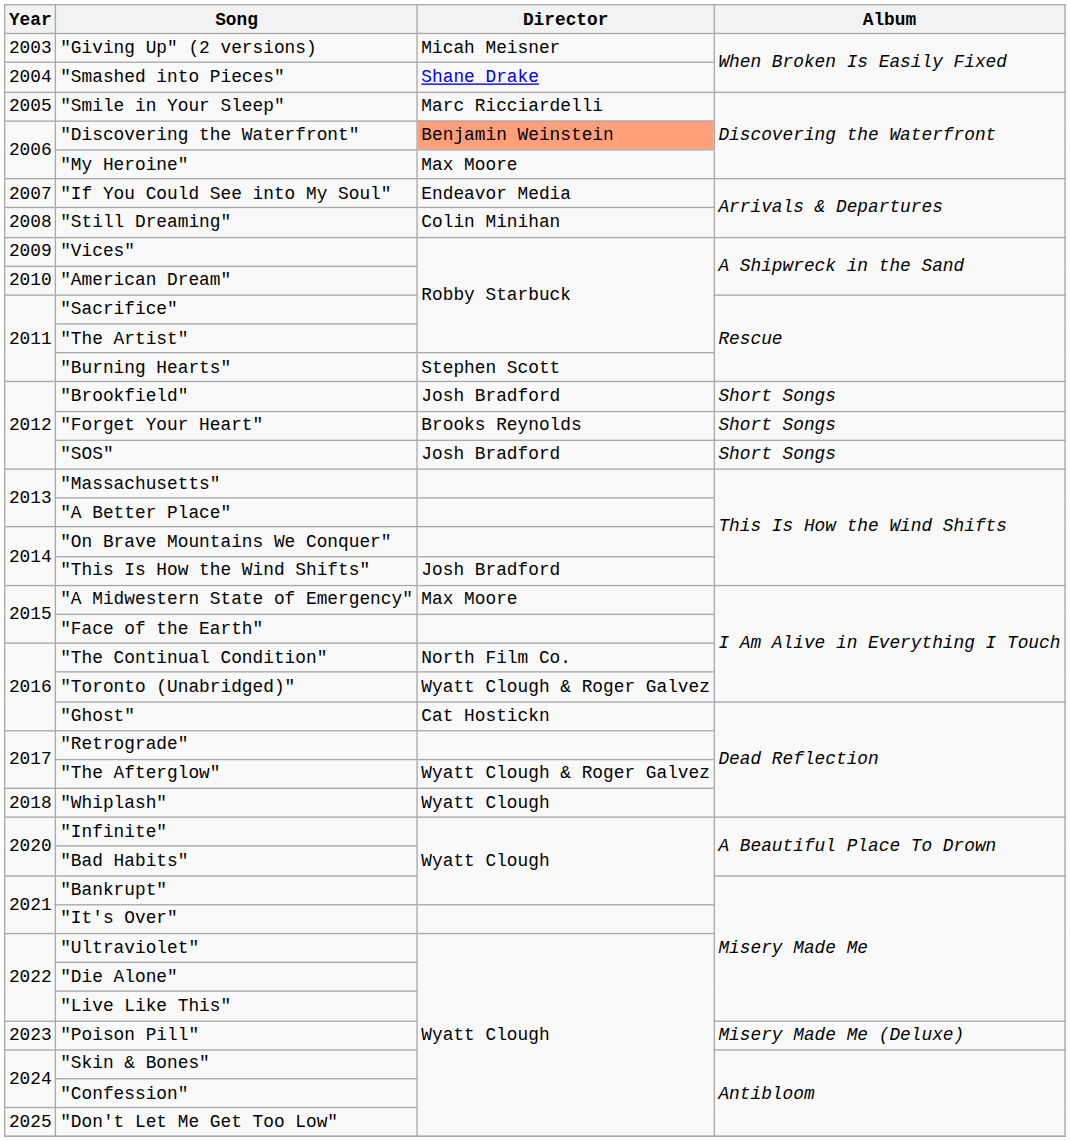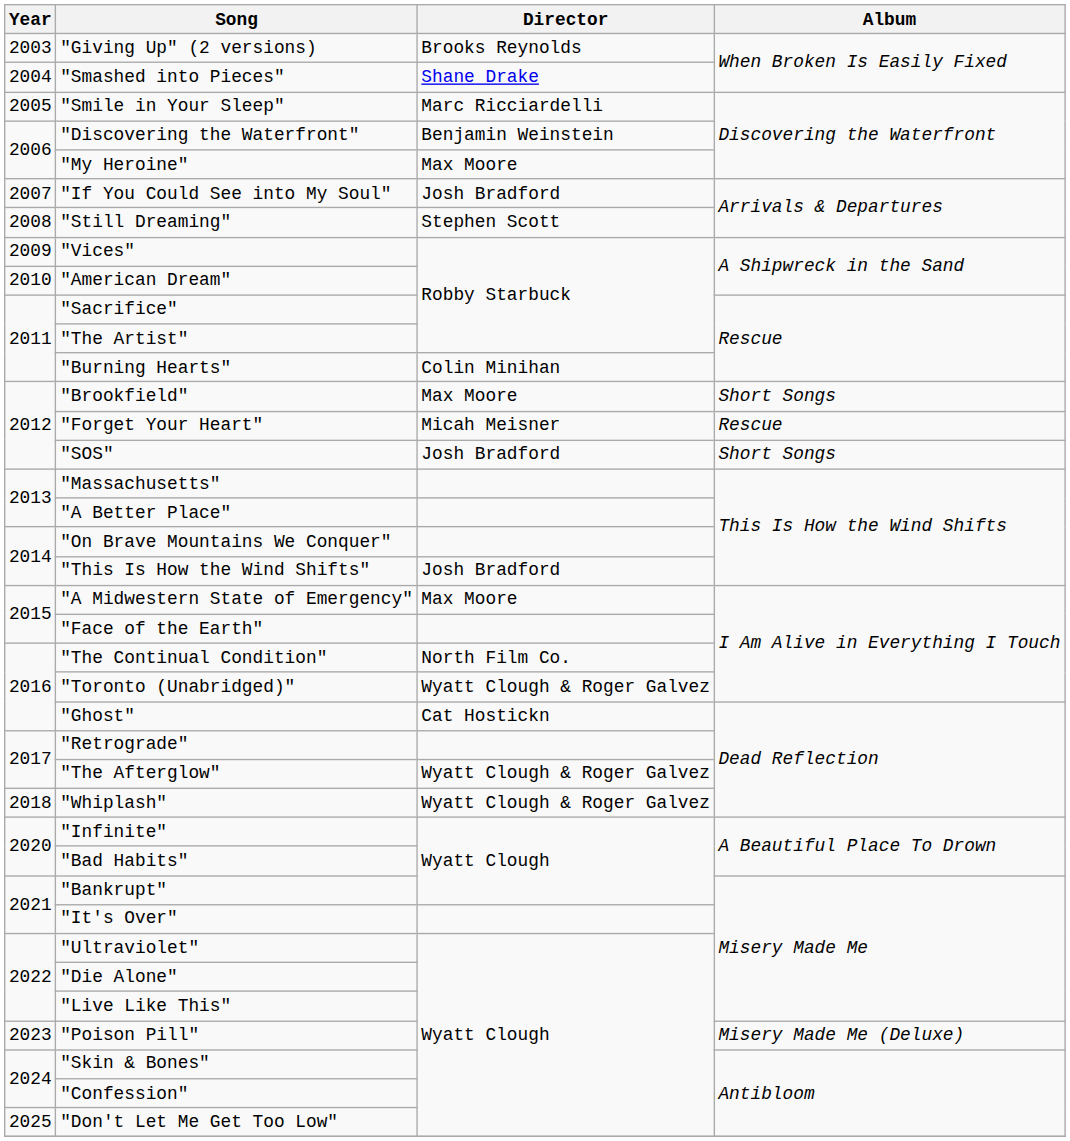(491, 48) Micah Meisner -> (502, 48) Brooks Reynolds
(518, 135) lightsalmon background -> (518, 135) no background
(496, 193) Endeavor Media -> (491, 193) Josh Bradford
(491, 222) Colin Minihan -> (491, 222) Stephen Scott
(491, 368) Stephen Scott -> (491, 368) Colin Minihan
(491, 397) Josh Bradford -> (469, 397) Max Moore
(502, 426) Brooks Reynolds -> (491, 426) Micah Meisner
(777, 426) Short Songs -> (750, 426) Rescue
(485, 803) Wyatt Clough -> (566, 803) Wyatt Clough & Roger Galvez
